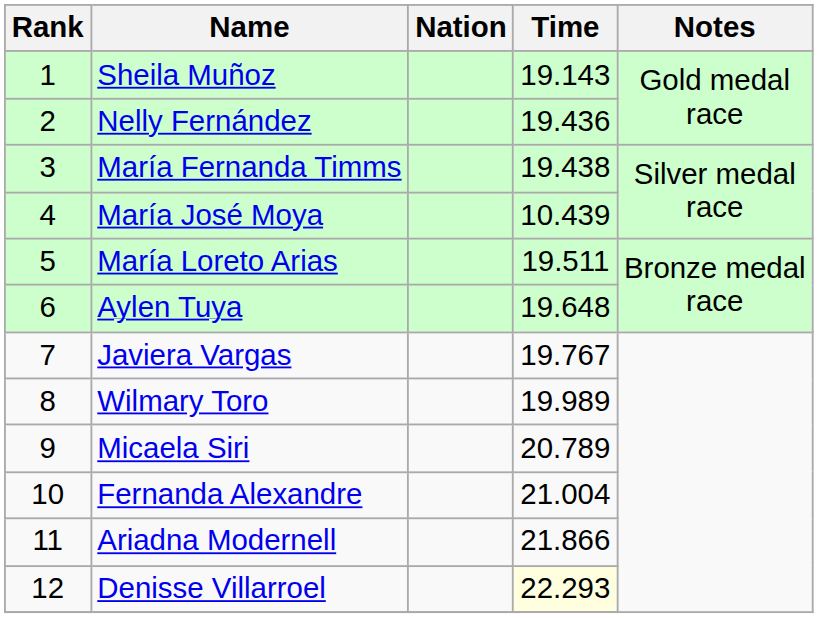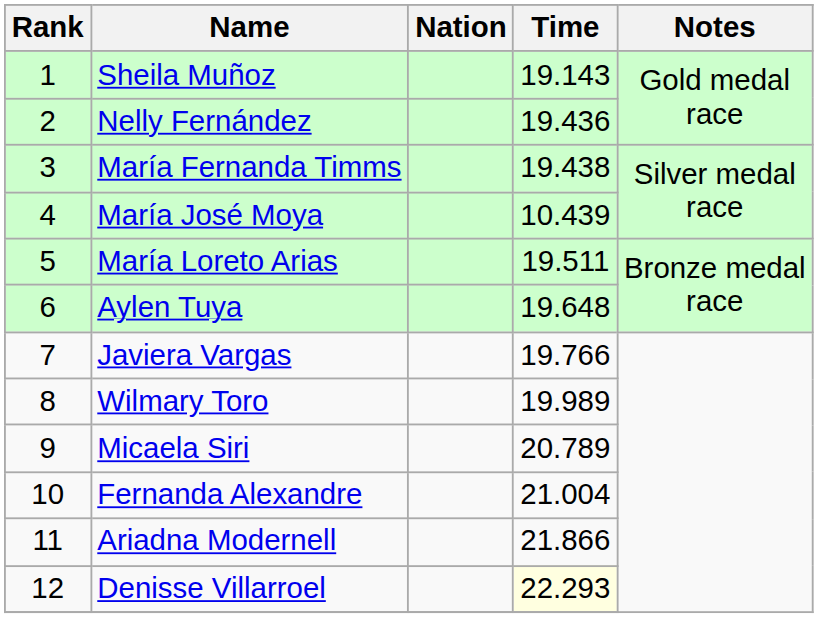(565, 354) 19.767 -> (565, 354) 19.766
